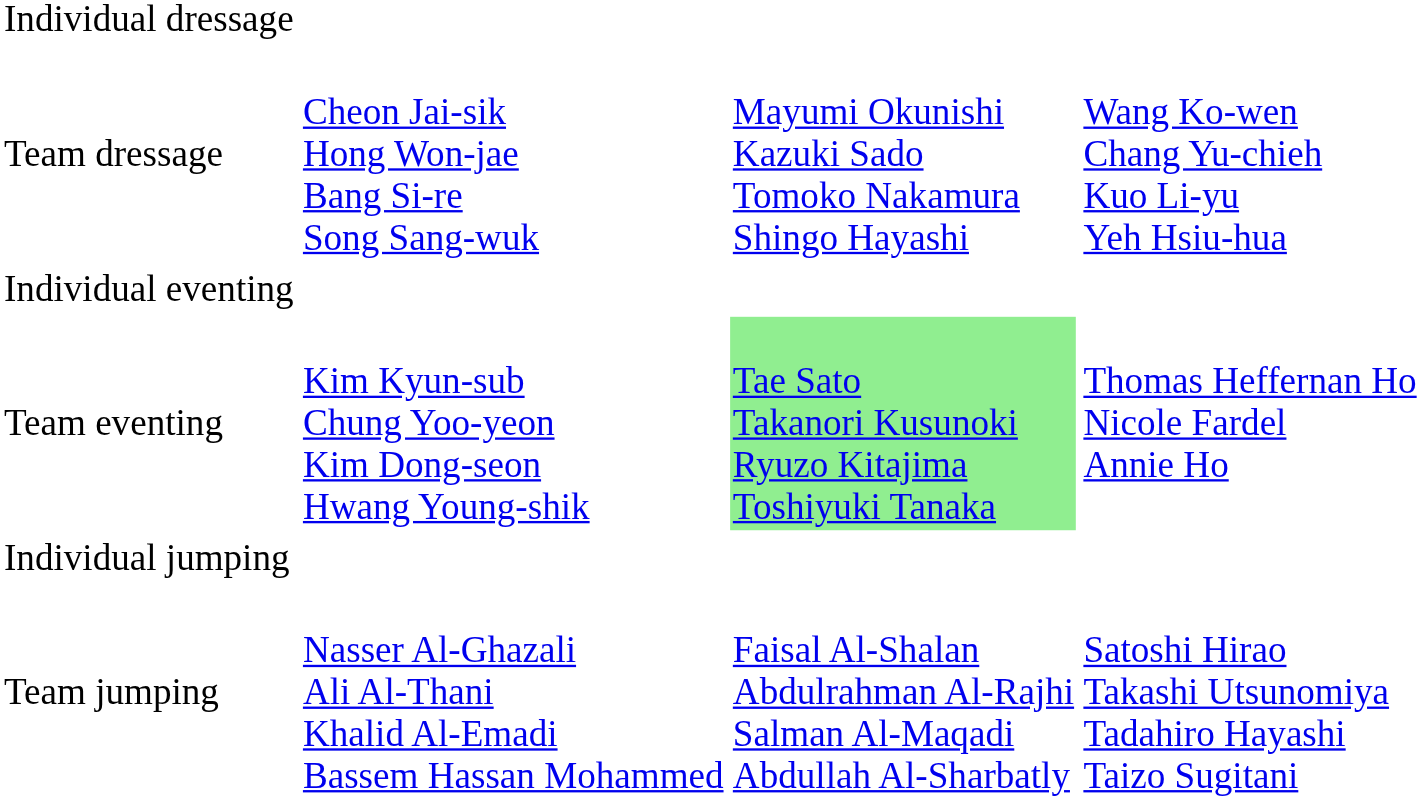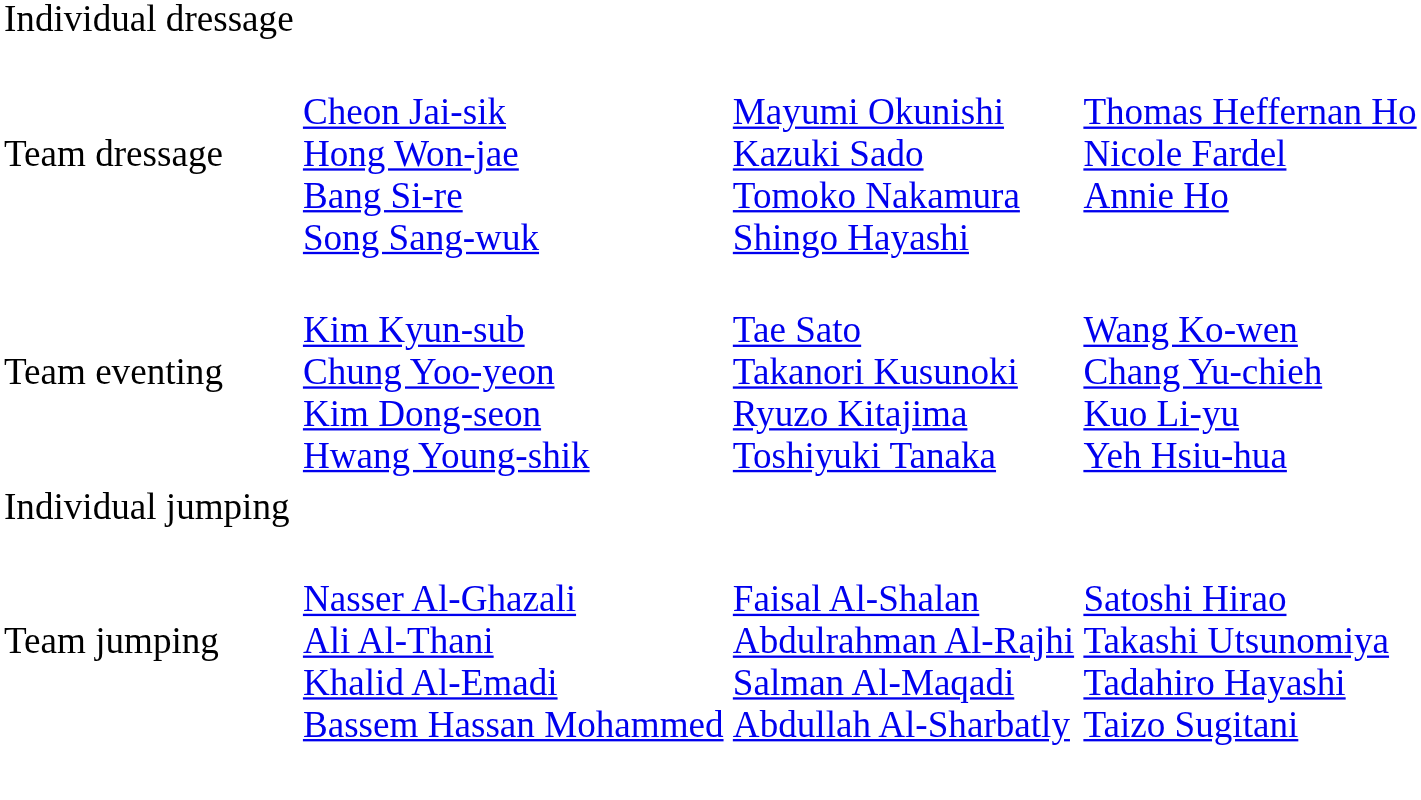(1203, 174) Wang Ko-wen Chang Yu-chieh Kuo Li-yu Yeh Hsiu-hua -> (1250, 153) Thomas Heffernan Ho Nicole Fardel Annie Ho
- row: (149, 288)
(875, 443) lightgreen background -> (875, 392) no background
(1250, 422) Thomas Heffernan Ho Nicole Fardel Annie Ho -> (1203, 392) Wang Ko-wen Chang Yu-chieh Kuo Li-yu Yeh Hsiu-hua
